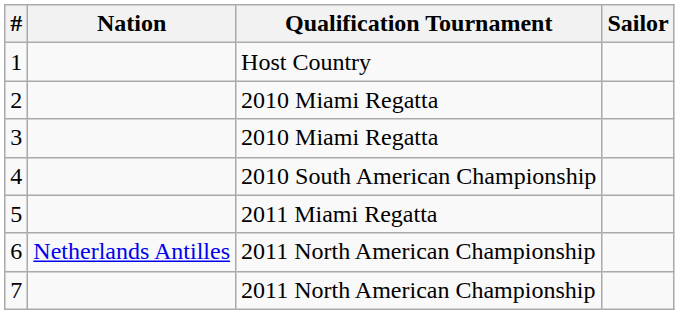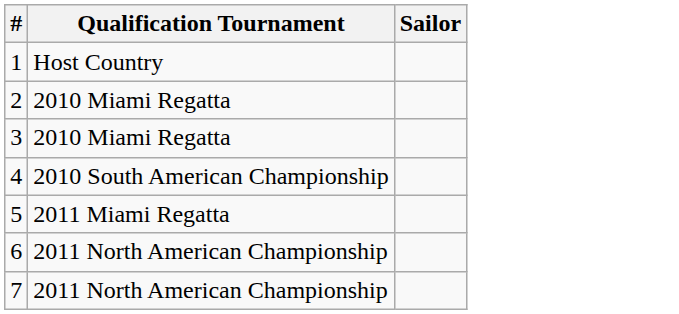- column: (132, 23)
